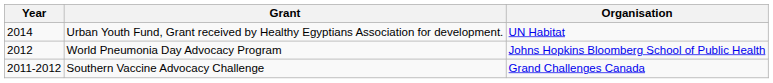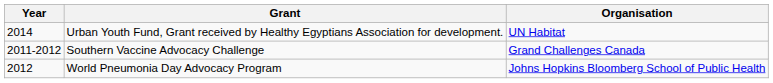rows swapped: (174, 50) <-> (165, 68)
